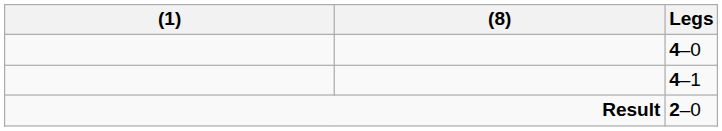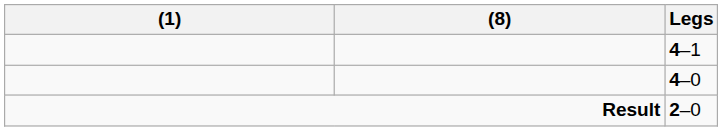rows swapped: (685, 49) <-> (685, 79)
